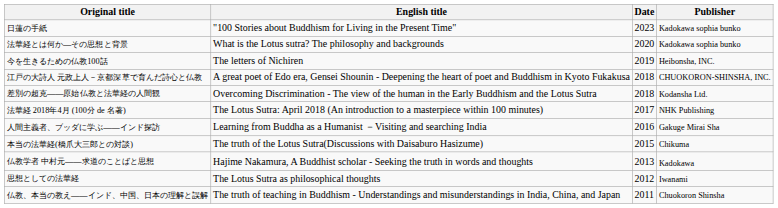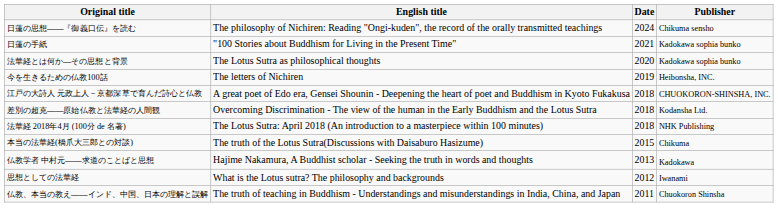+ row: (71, 28)
(644, 28) 2023 -> (644, 44) 2021
(328, 44) What is the Lotus sutra? The philosophy and backgrounds -> (297, 61) The Lotus Sutra as philosophical thoughts
(644, 110) 2017 -> (644, 126) 2018
- row: (83, 127)
(297, 178) The Lotus Sutra as philosophical thoughts -> (328, 177) What is the Lotus sutra? The philosophy and backgrounds
